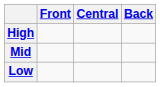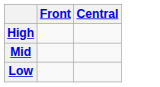- column: (139, 14)
